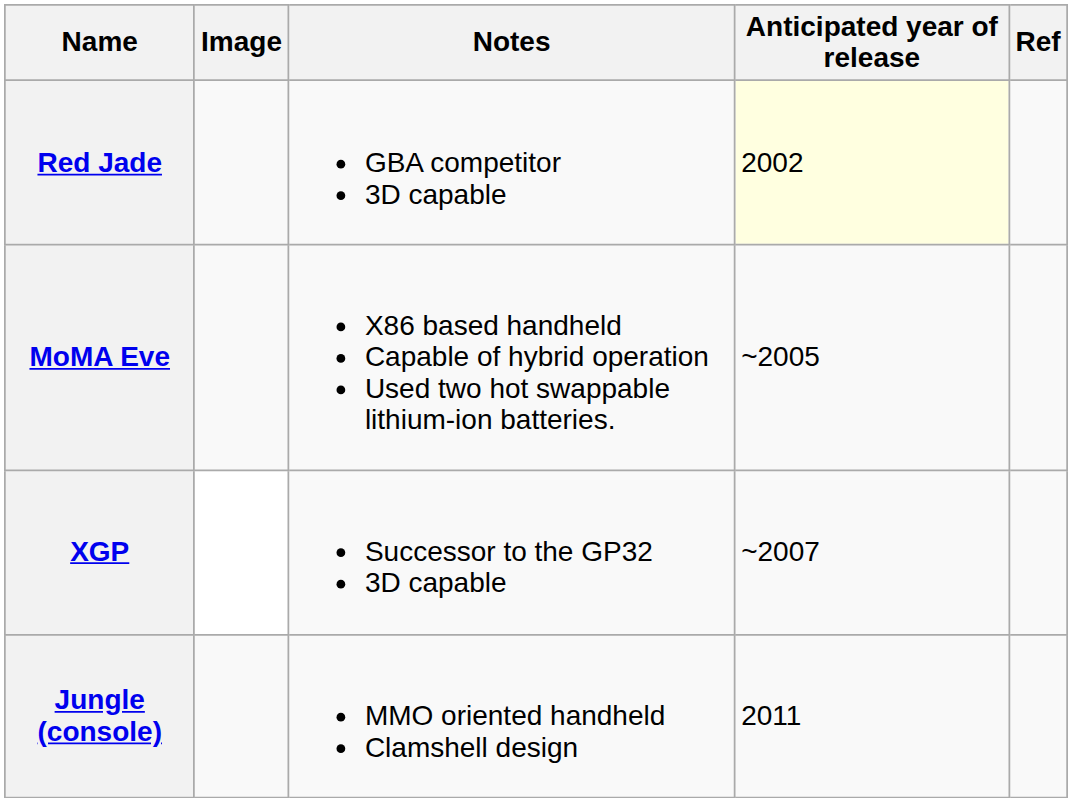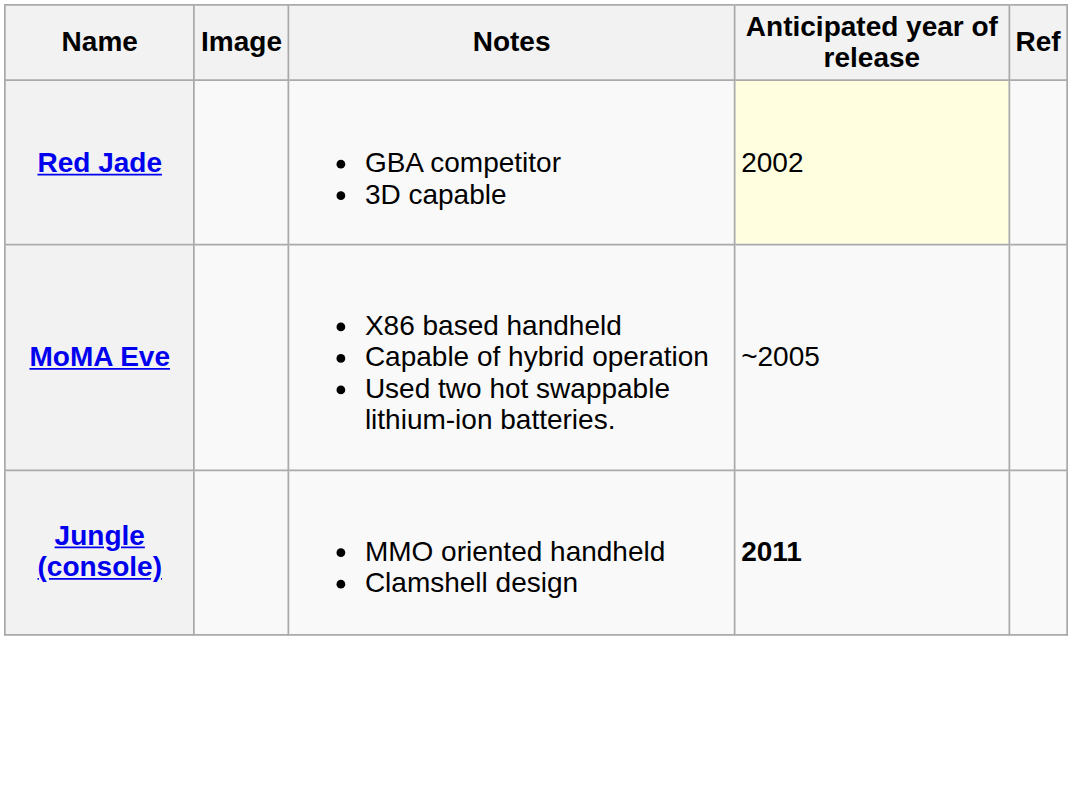- row: (100, 551)
(771, 715) normal -> (772, 551) bold
